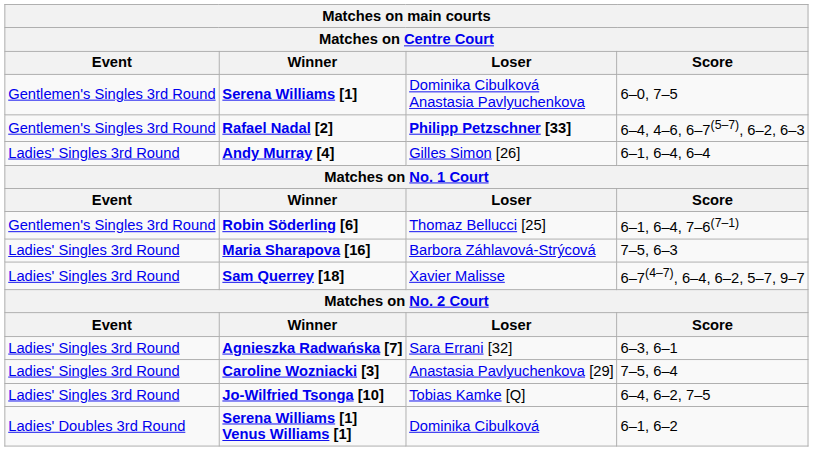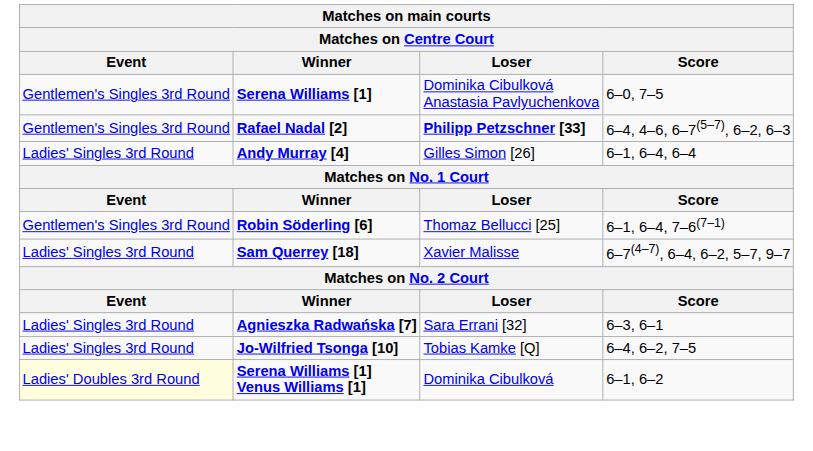- row: (296, 250)
- row: (301, 371)
(97, 426) no background -> (111, 379) lightyellow background
